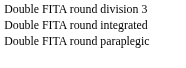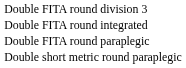+ row: (93, 57)
